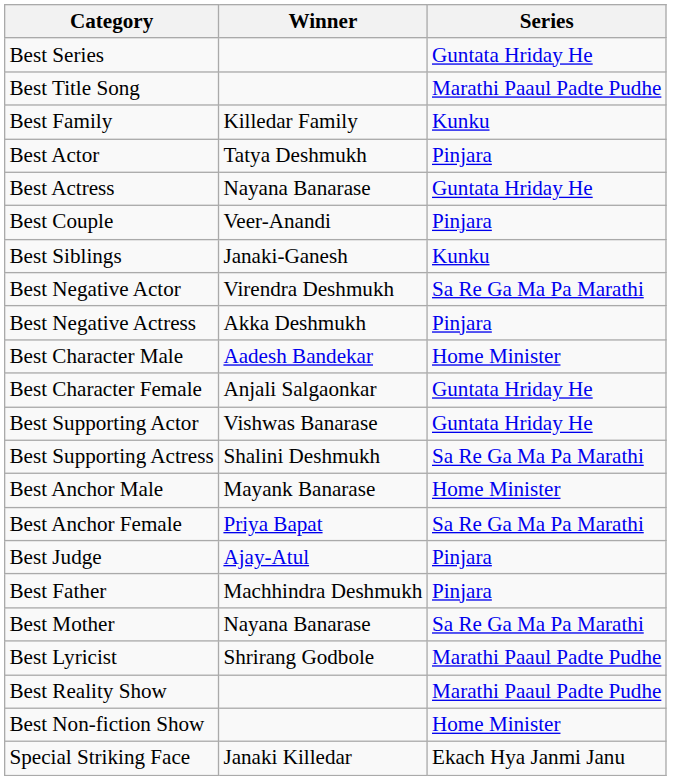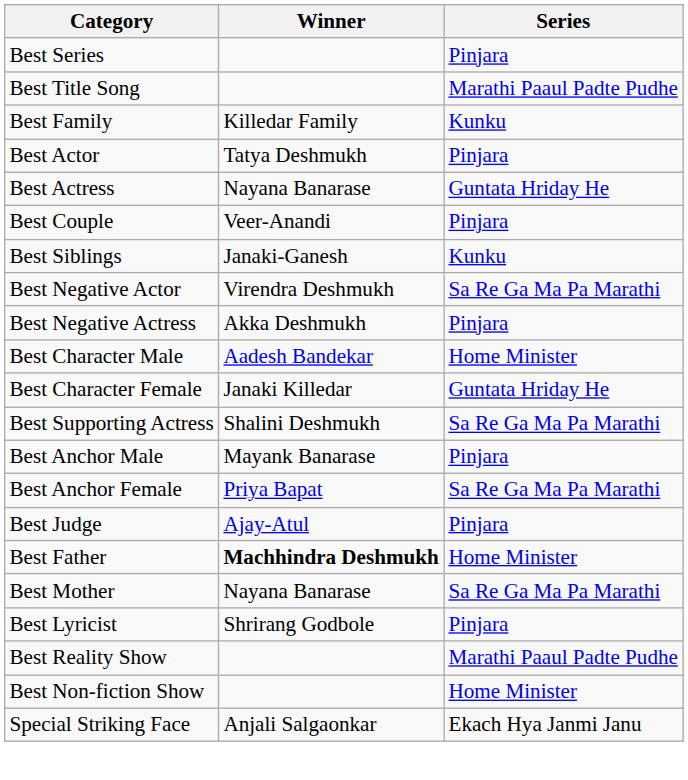(512, 54) Guntata Hriday He -> (478, 54) Pinjara
(300, 389) Anjali Salgaonkar -> (288, 389) Janaki Killedar
- row: (104, 423)
(496, 490) Home Minister -> (478, 456) Pinjara
(323, 590) normal -> (331, 557) bold
(462, 590) Pinjara -> (513, 557) Home Minister
(547, 657) Marathi Paaul Padte Pudhe -> (478, 624) Pinjara
(288, 758) Janaki Killedar -> (300, 724) Anjali Salgaonkar
